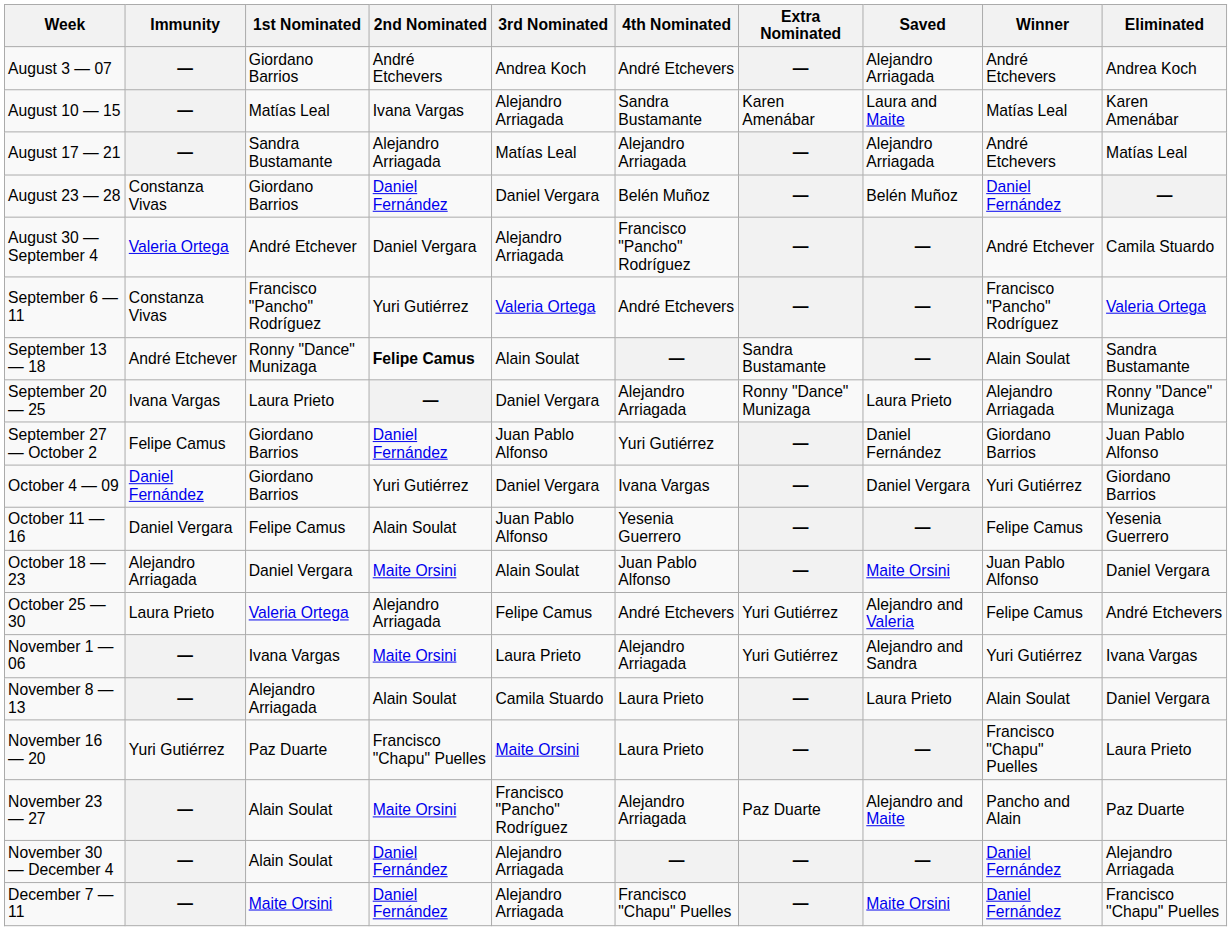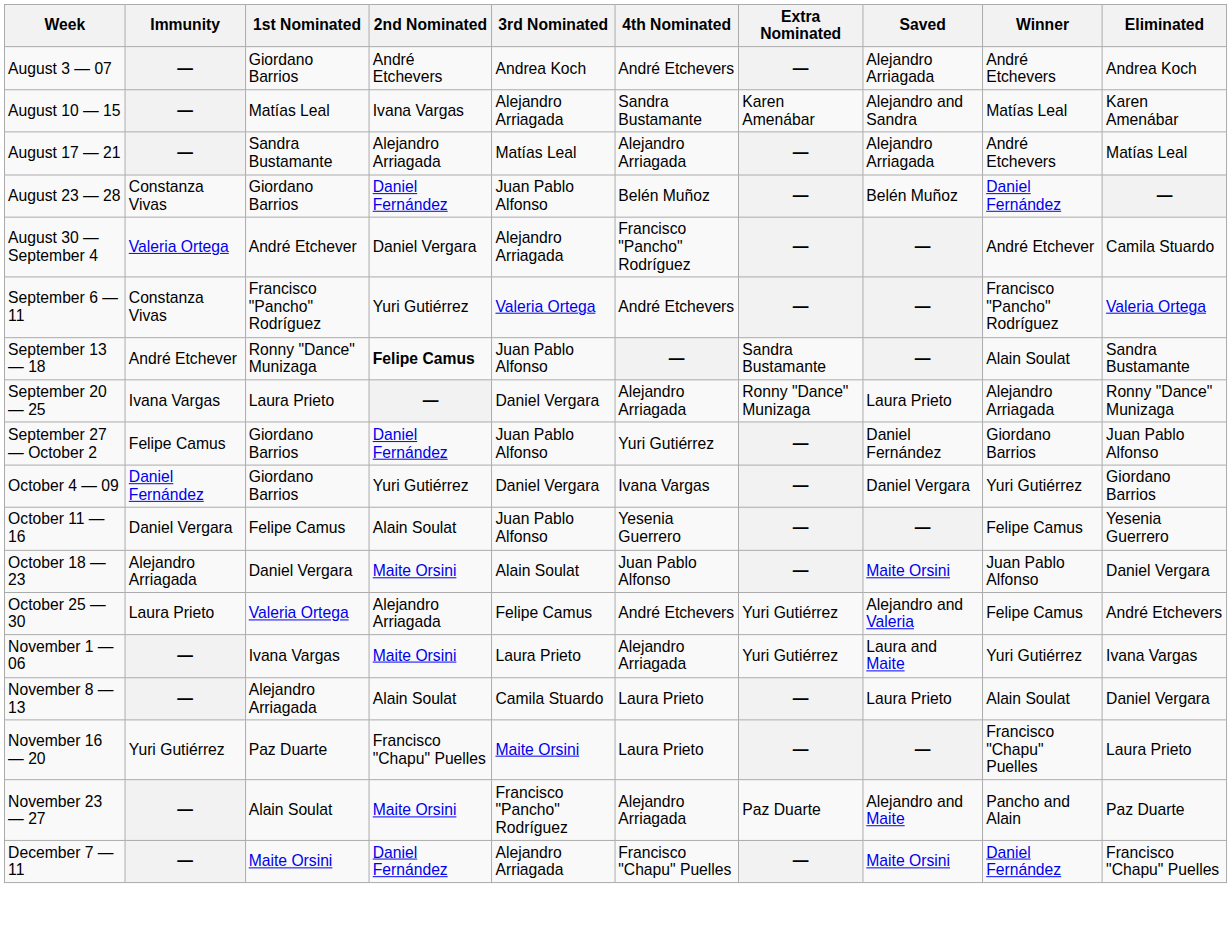(902, 110) Laura and Maite -> (915, 110) Alejandro and Sandra
(547, 195) Daniel Vergara -> (535, 195) Juan Pablo Alfonso
(537, 358) Alain Soulat -> (535, 358) Juan Pablo Alfonso
(915, 656) Alejandro and Sandra -> (902, 656) Laura and Maite
- row: (61, 861)
